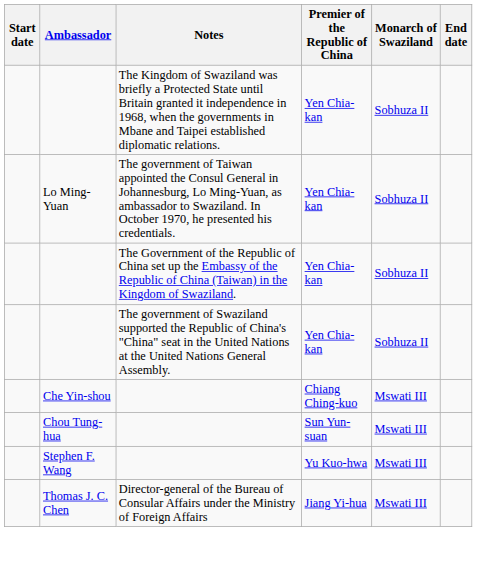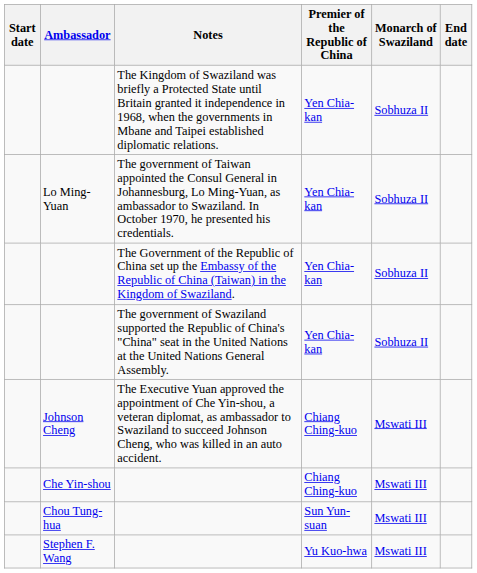+ row: (63, 423)
- row: (76, 503)
